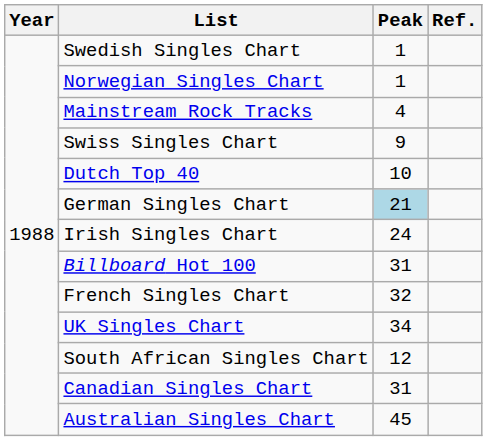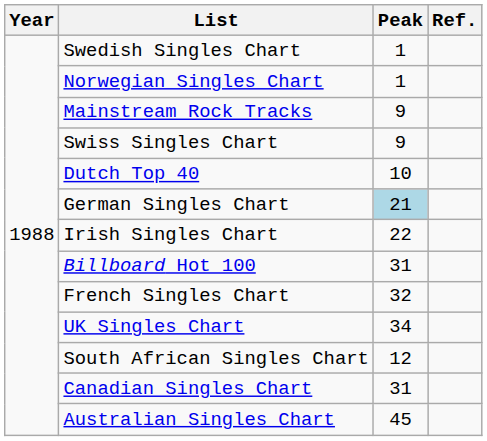(400, 112) 4 -> (400, 112) 9
(400, 235) 24 -> (400, 235) 22
